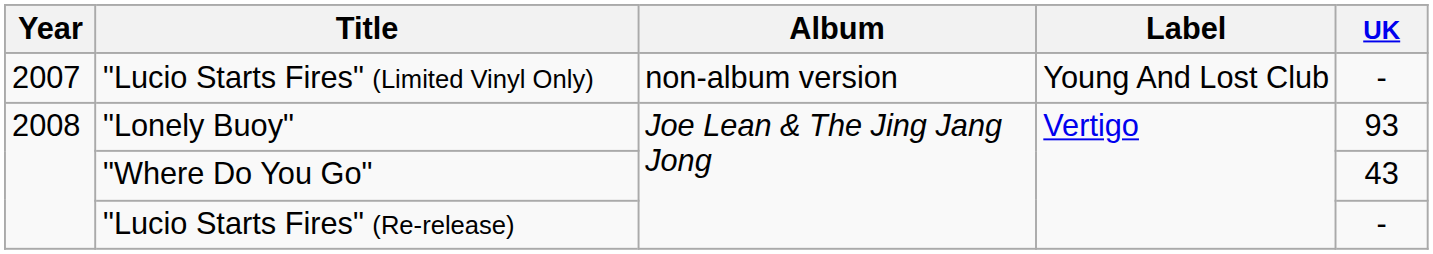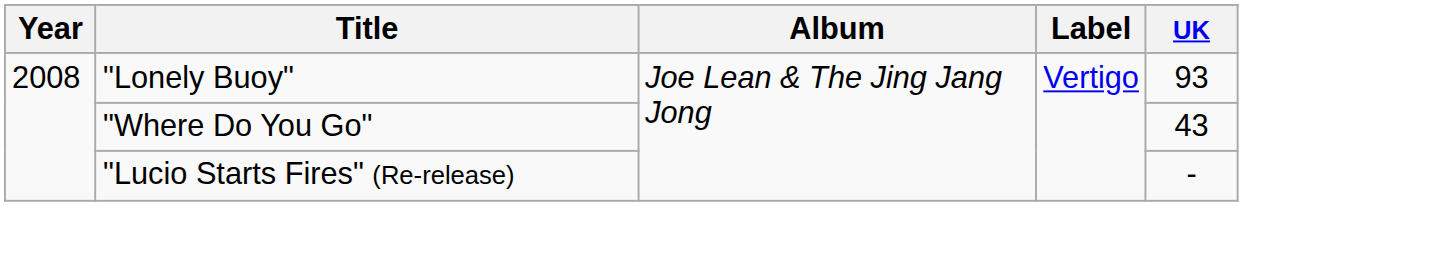- row: (348, 77)
